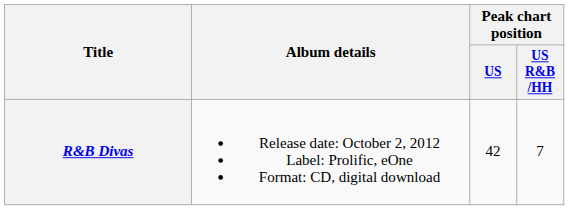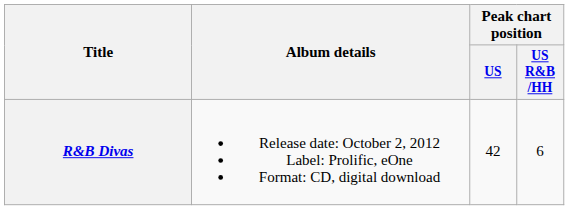(540, 151) 7 -> (540, 151) 6
